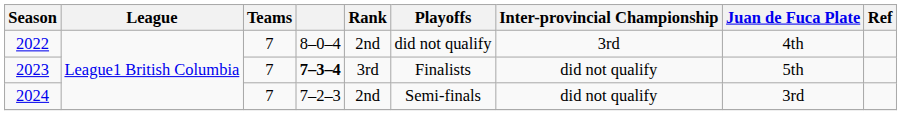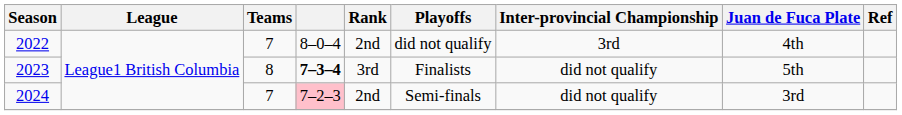(269, 69) 7 -> (269, 69) 8
(320, 95) no background -> (320, 95) pink background
